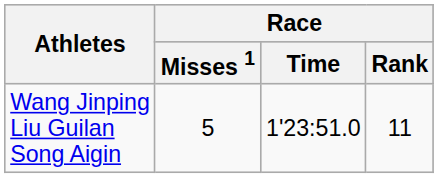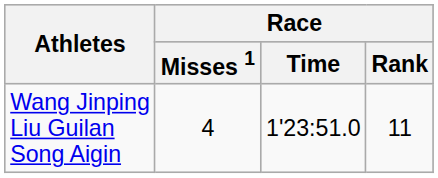(208, 129) 5 -> (208, 129) 4
